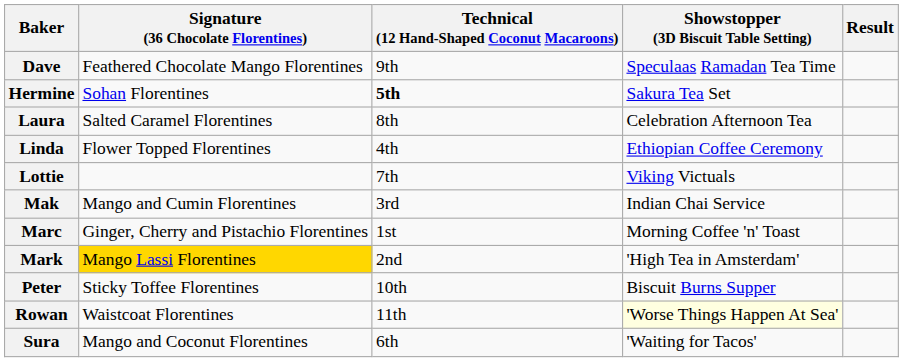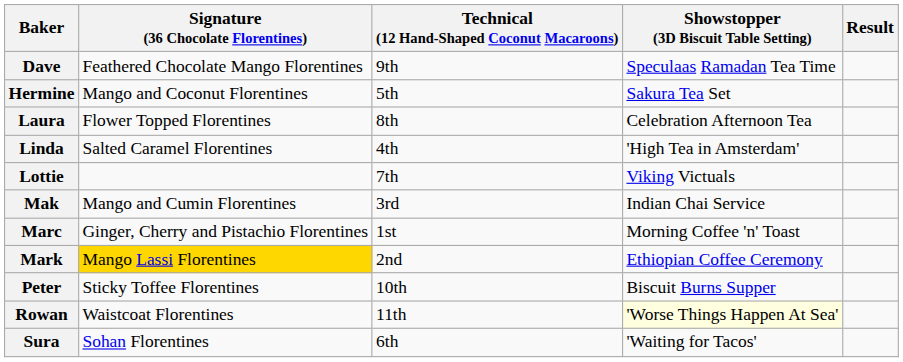(146, 93) Sohan Florentines -> (195, 93) Mango and Coconut Florentines
(388, 93) bold -> (387, 93) normal
(177, 120) Salted Caramel Florentines -> (177, 120) Flower Topped Florentines
(177, 148) Flower Topped Florentines -> (177, 148) Salted Caramel Florentines
(725, 148) Ethiopian Coffee Ceremony -> (713, 148) 'High Tea in Amsterdam'
(713, 259) 'High Tea in Amsterdam' -> (725, 259) Ethiopian Coffee Ceremony
(195, 342) Mango and Coconut Florentines -> (146, 342) Sohan Florentines
